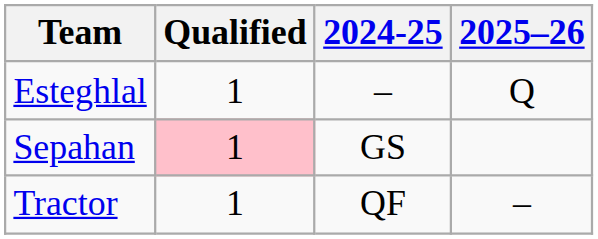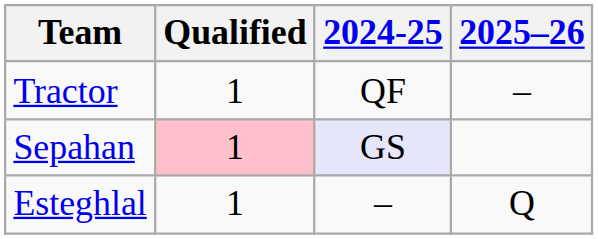rows swapped: (65, 203) <-> (80, 89)
(383, 146) no background -> (383, 146) lavender background
